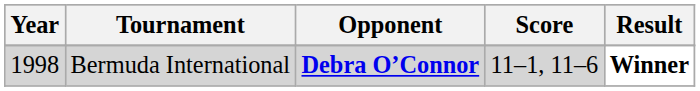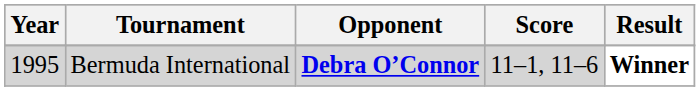(35, 65) 1998 -> (35, 65) 1995
